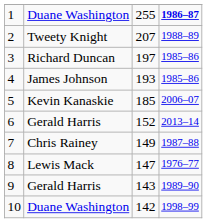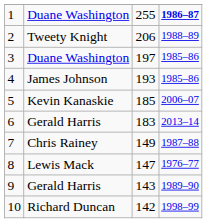(146, 36) 207 -> (146, 36) 206
(71, 57) Richard Duncan -> (78, 57) Duane Washington
(146, 121) 152 -> (146, 121) 183
(78, 206) Duane Washington -> (71, 206) Richard Duncan
